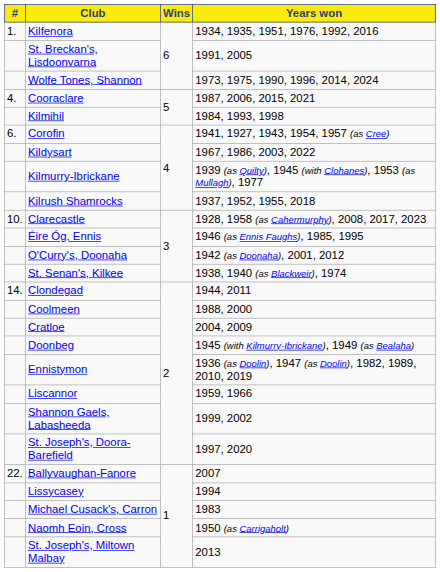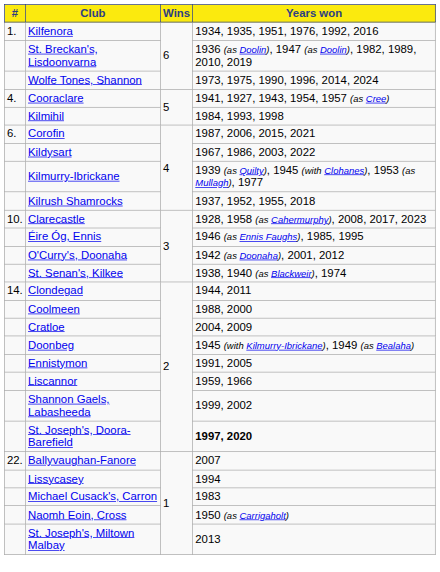(224, 55) 1991, 2005 -> (306, 55) 1936 (as Doolin), 1947 (as Doolin), 1982, 1989, 2010, 2019
(255, 98) 1987, 2006, 2015, 2021 -> (292, 98) 1941, 1927, 1943, 1954, 1957 (as Cree)
(292, 134) 1941, 1927, 1943, 1954, 1957 (as Cree) -> (255, 134) 1987, 2006, 2015, 2021
(306, 369) 1936 (as Doolin), 1947 (as Doolin), 1982, 1989, 2010, 2019 -> (224, 363) 1991, 2005
(224, 449) normal -> (224, 436) bold
